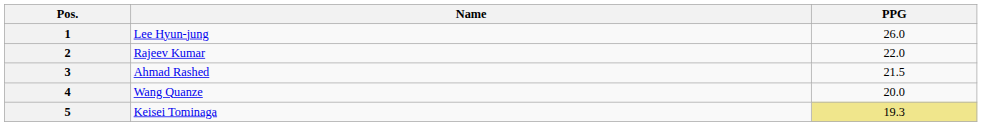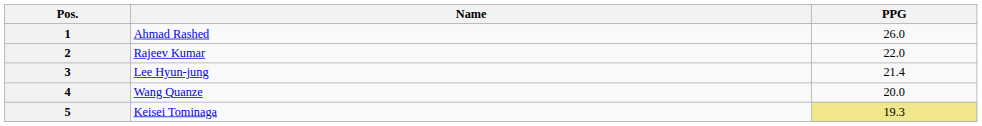(171, 33) Lee Hyun-jung -> (171, 33) Ahmad Rashed
(171, 72) Ahmad Rashed -> (171, 72) Lee Hyun-jung
(894, 72) 21.5 -> (894, 72) 21.4
